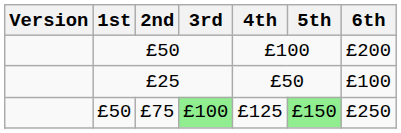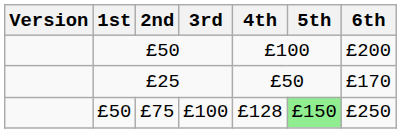(369, 82) £100 -> (369, 82) £170
(206, 112) lightgreen background -> (206, 112) no background
(260, 112) £125 -> (260, 112) £128
